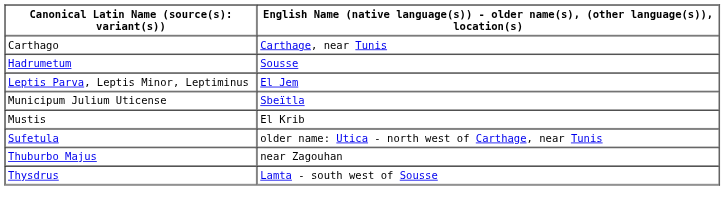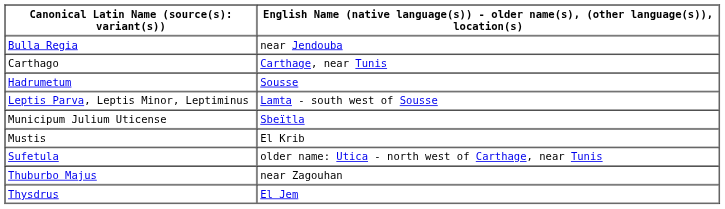+ row: (43, 45)
(279, 82) El Jem -> (349, 101) Lamta - south west of Sousse
(349, 175) Lamta - south west of Sousse -> (279, 194) El Jem
